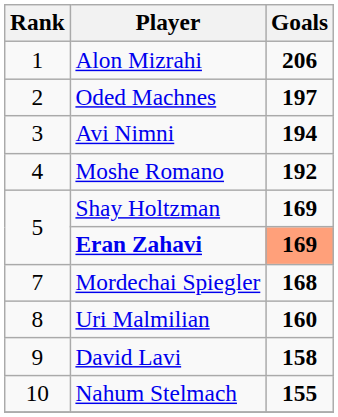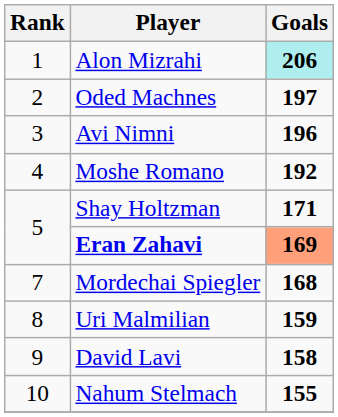(300, 60) no background -> (300, 60) paleturquoise background
(300, 134) 194 -> (300, 134) 196
(300, 208) 169 -> (300, 208) 171
(300, 319) 160 -> (300, 319) 159
